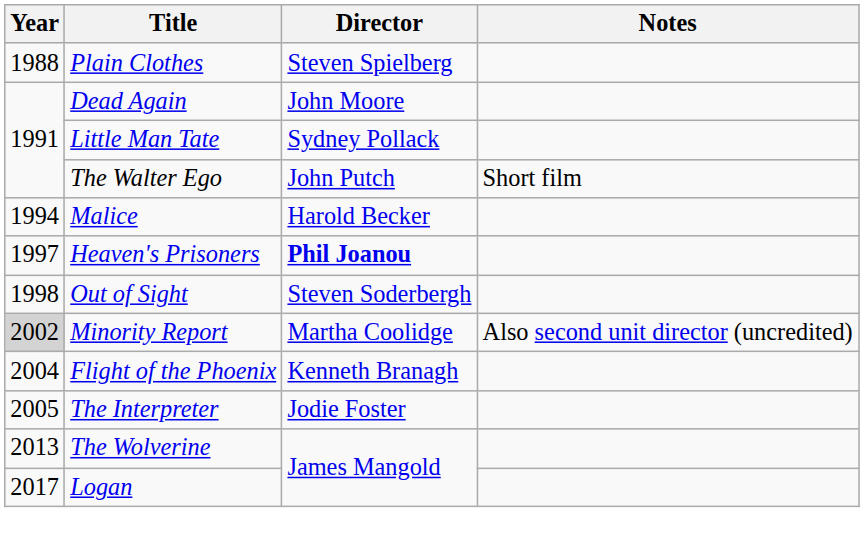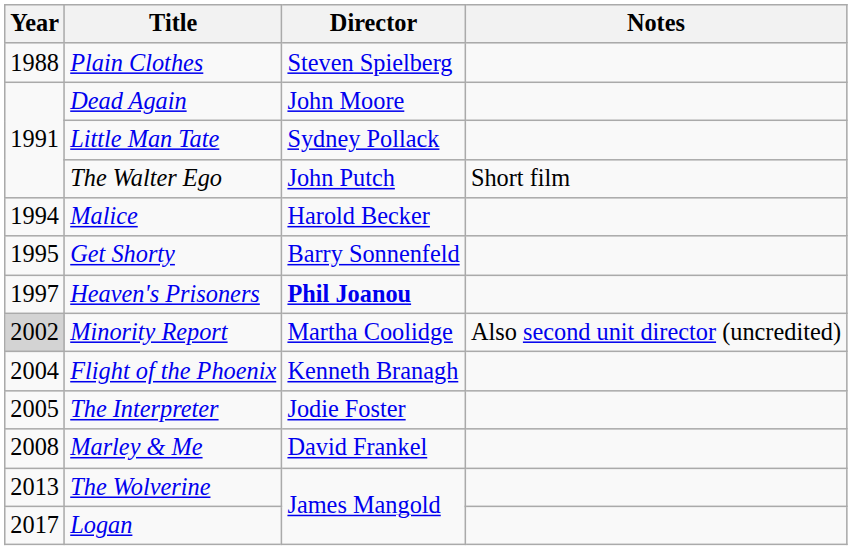+ row: (123, 255)
- row: (129, 293)
+ row: (136, 448)
